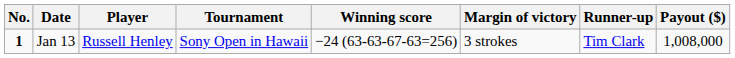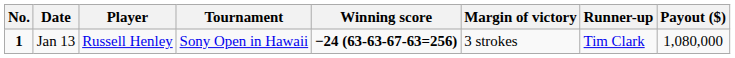(386, 41) normal -> (386, 41) bold
(693, 41) 1,008,000 -> (693, 41) 1,080,000
